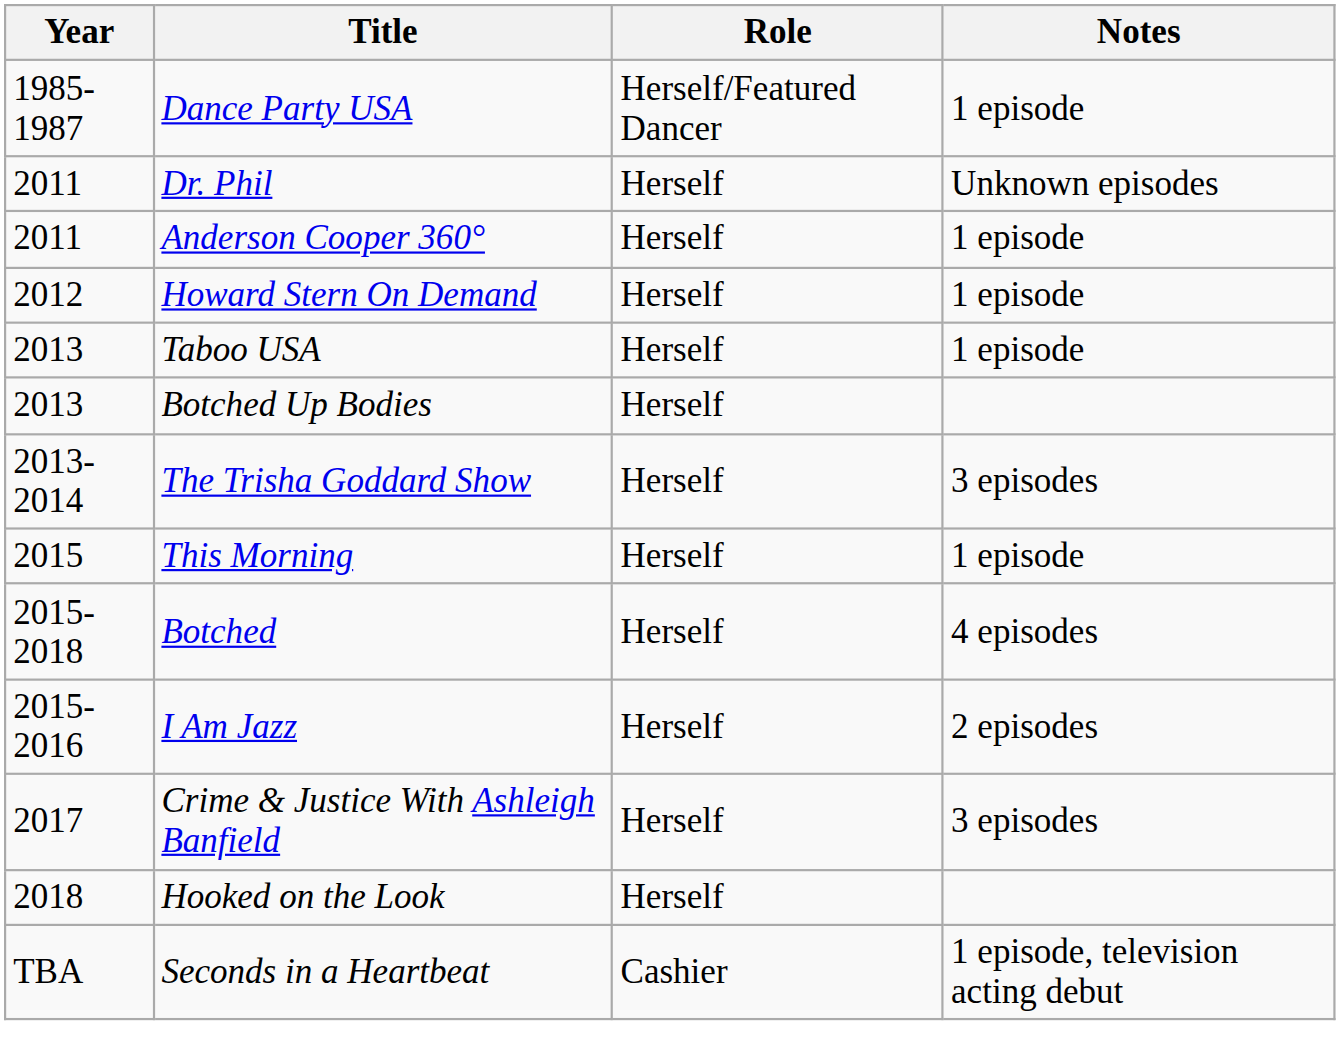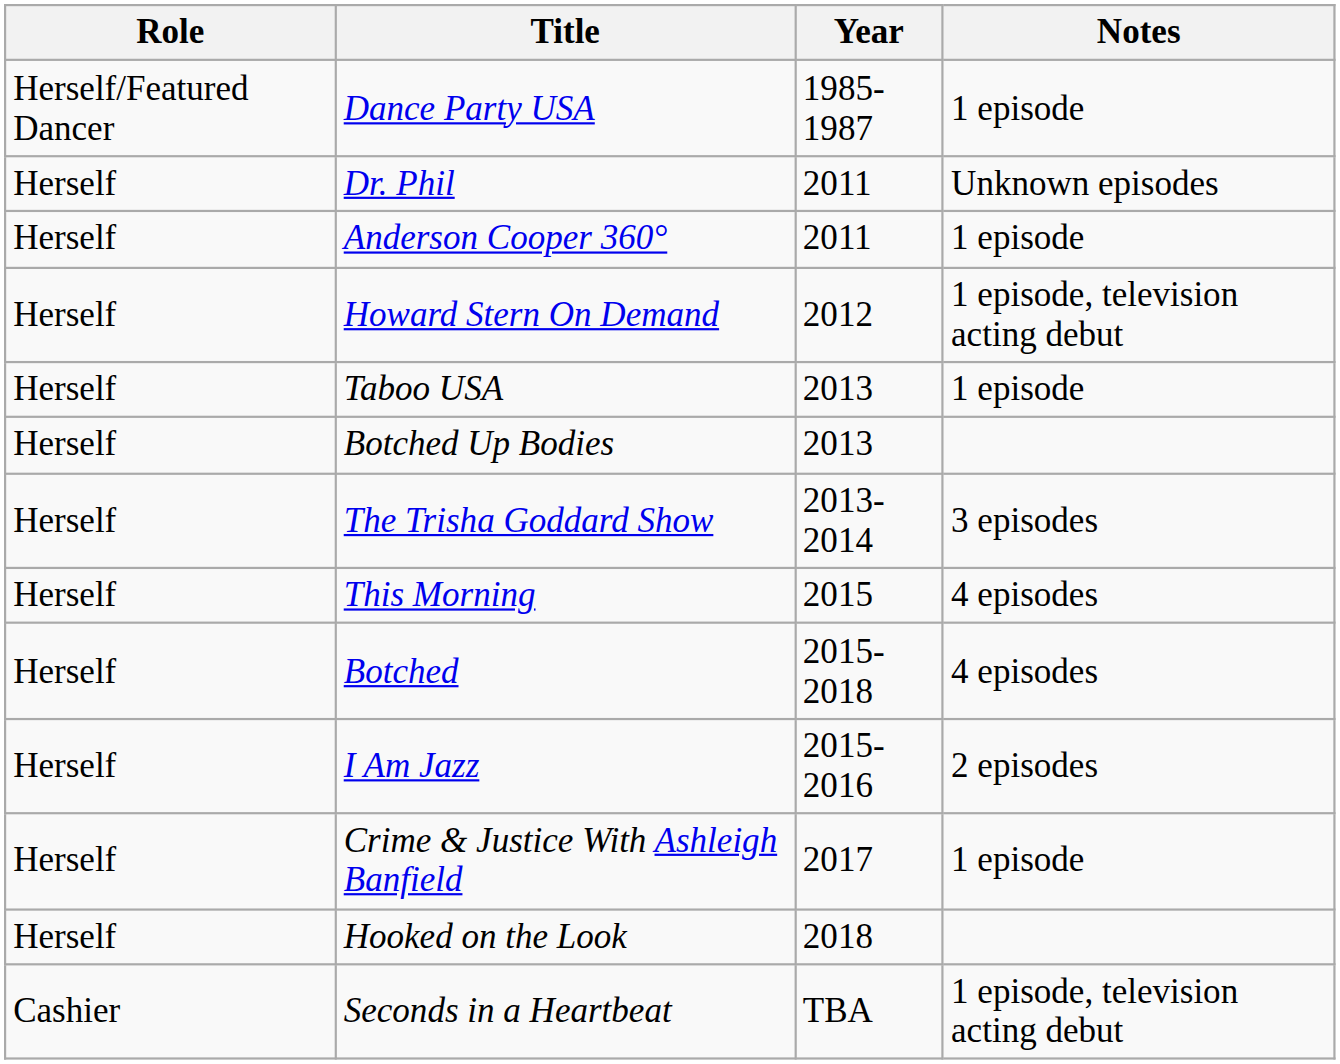columns swapped: (79, 32) <-> (778, 32)
(1018, 293) 1 episode -> (1095, 313) 1 episode, television acting debut
(1018, 555) 1 episode -> (1025, 595) 4 episodes
(1025, 820) 3 episodes -> (1018, 860) 1 episode
